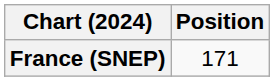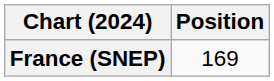(220, 57) 171 -> (220, 57) 169
